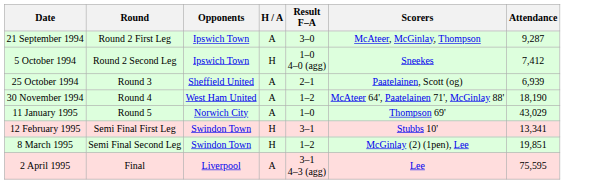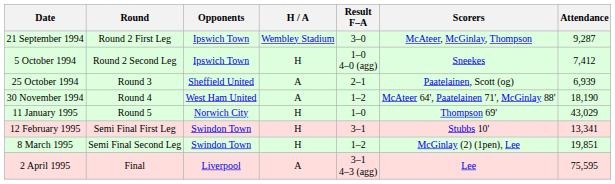(272, 39) A -> (298, 39) Wembley Stadium
(272, 113) A -> (298, 113) H
